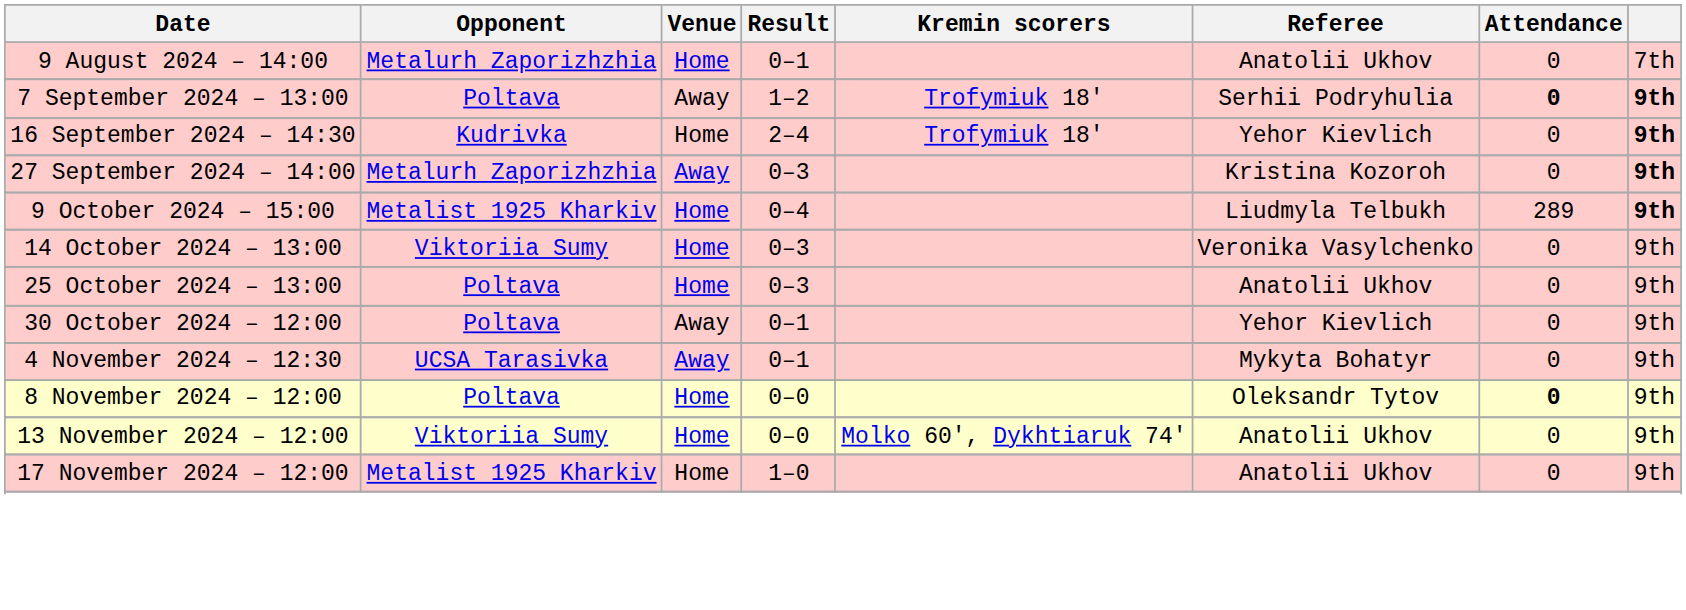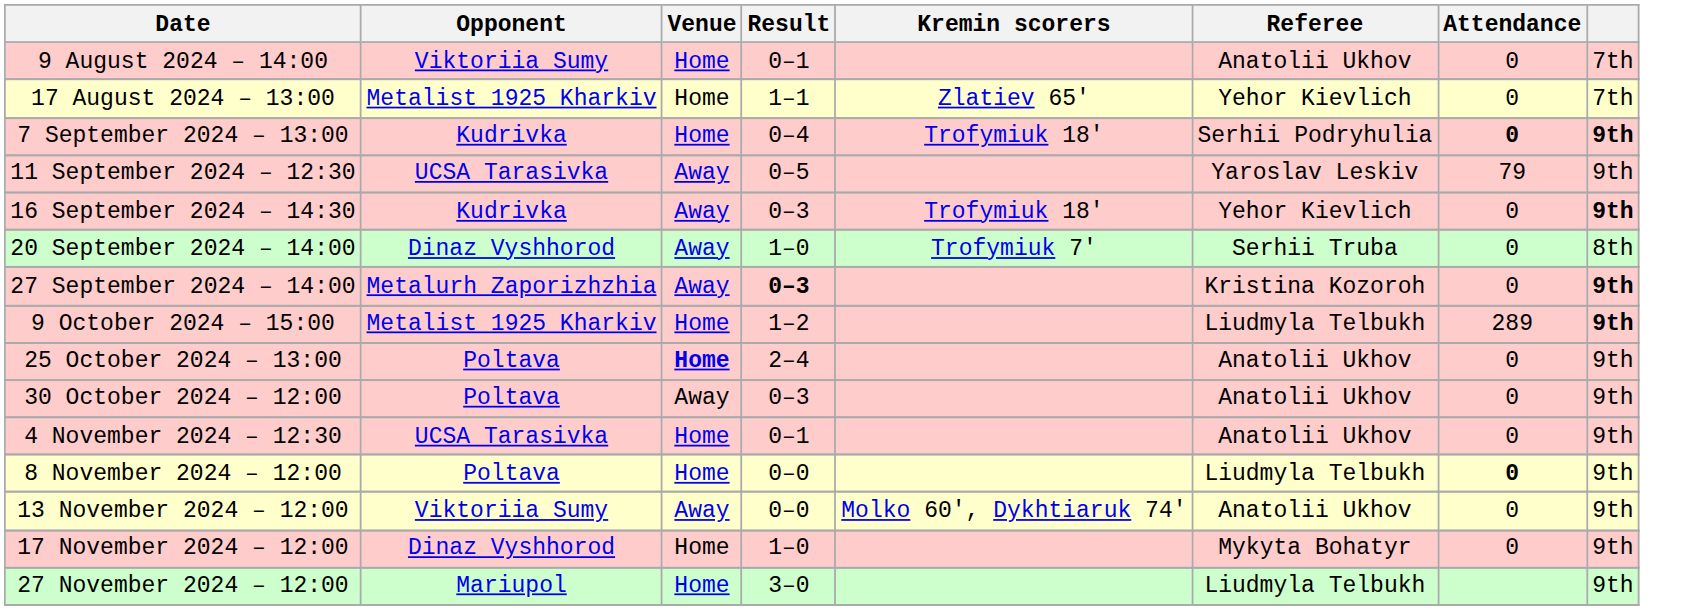(512, 61) Metalurh Zaporizhzhia -> (512, 61) Viktoriia Sumy
+ row: (183, 99)
(512, 99) Poltava -> (512, 136) Kudrivka
(702, 99) Away -> (702, 136) Home
(789, 99) 1–2 -> (789, 136) 0–4
+ row: (183, 174)
(702, 136) Home -> (702, 211) Away
(789, 136) 2–4 -> (789, 211) 0–3
+ row: (183, 249)
(789, 174) normal -> (789, 286) bold
(789, 211) 0–4 -> (789, 324) 1–2
- row: (183, 249)
(702, 286) normal -> (702, 361) bold
(789, 286) 0–3 -> (789, 361) 2–4
(789, 324) 0–1 -> (789, 399) 0–3
(1336, 324) Yehor Kievlich -> (1315, 399) Anatolii Ukhov
(702, 361) Away -> (702, 436) Home
(1336, 361) Mykyta Bohatyr -> (1315, 436) Anatolii Ukhov
(1336, 399) Oleksandr Tytov -> (1315, 474) Liudmyla Telbukh
(702, 436) Home -> (702, 511) Away
(512, 474) Metalist 1925 Kharkiv -> (512, 549) Dinaz Vyshhorod
(1336, 474) Anatolii Ukhov -> (1315, 549) Mykyta Bohatyr
+ row: (183, 586)
